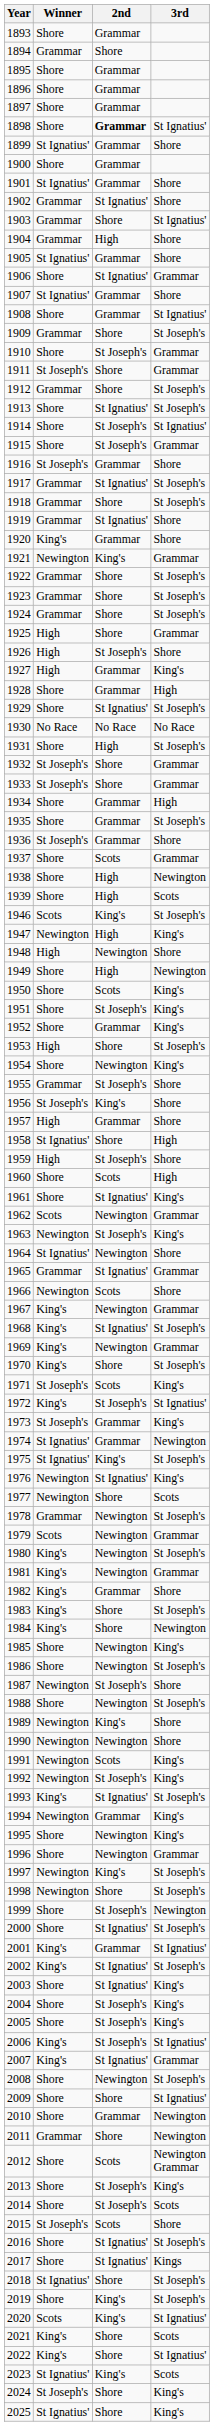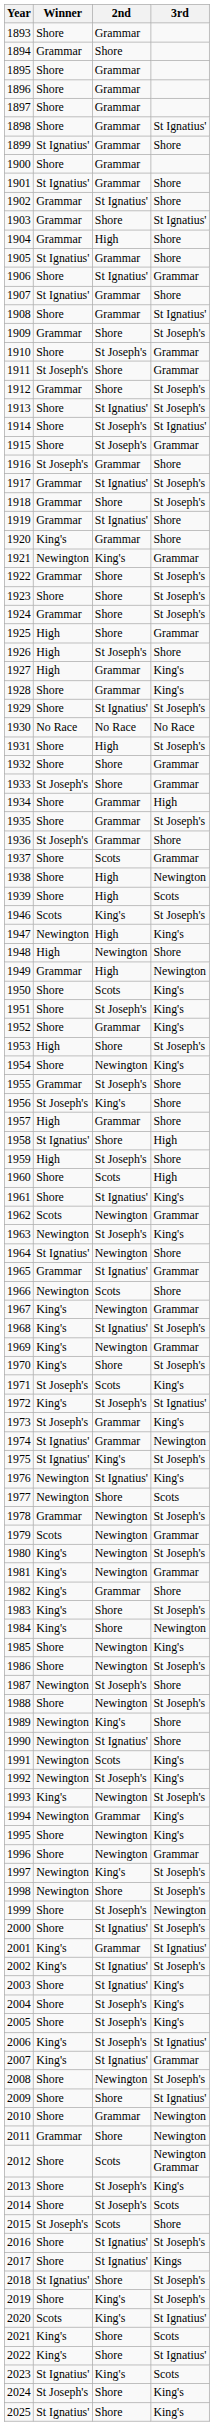(120, 126) bold -> (117, 126) normal
(59, 595) Grammar -> (50, 595) Shore
(165, 689) High -> (169, 689) King's
(62, 764) St Joseph's -> (50, 764) Shore
(50, 971) Shore -> (59, 971) Grammar
(121, 1741) Newington -> (121, 1741) St Ignatius'
(121, 1797) St Ignatius' -> (121, 1797) Newington
